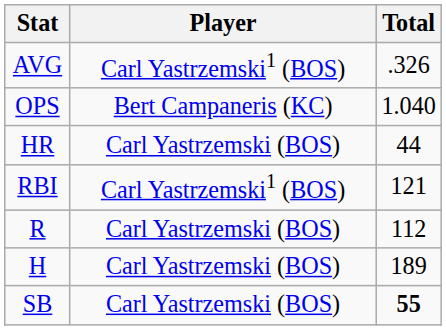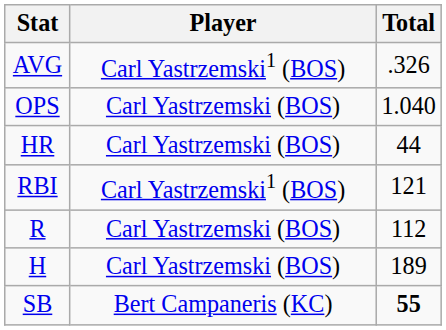(223, 106) Bert Campaneris (KC) -> (223, 106) Carl Yastrzemski (BOS)
(223, 304) Carl Yastrzemski (BOS) -> (223, 304) Bert Campaneris (KC)
